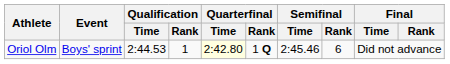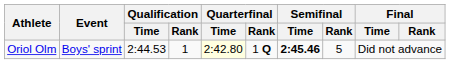(300, 50) normal -> (300, 50) bold
(338, 50) 6 -> (339, 50) 5
